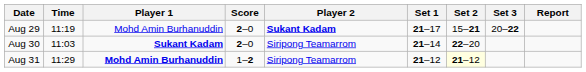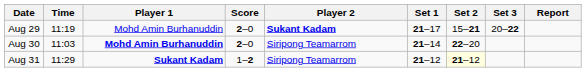(188, 44) Sukant Kadam -> (164, 44) Mohd Amin Burhanuddin
(164, 60) Mohd Amin Burhanuddin -> (188, 60) Sukant Kadam
